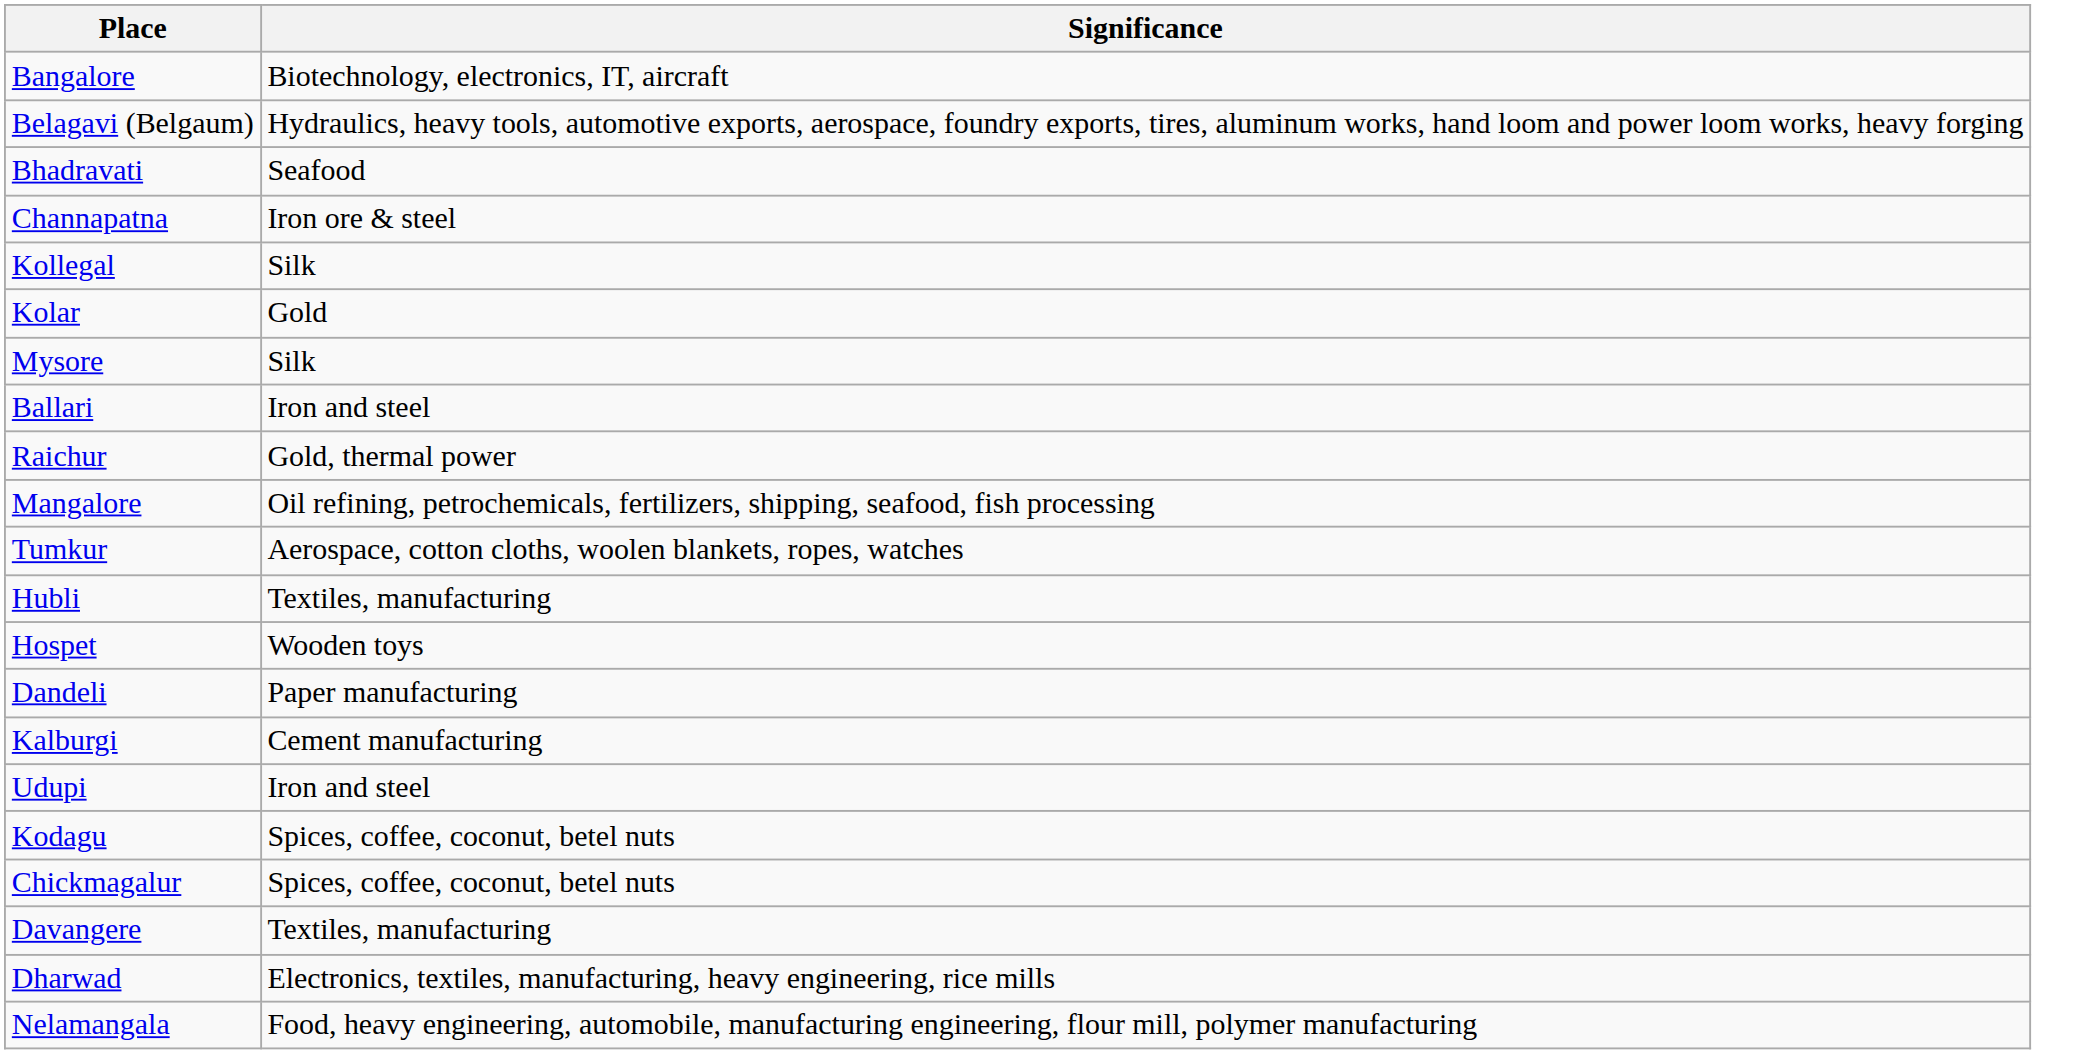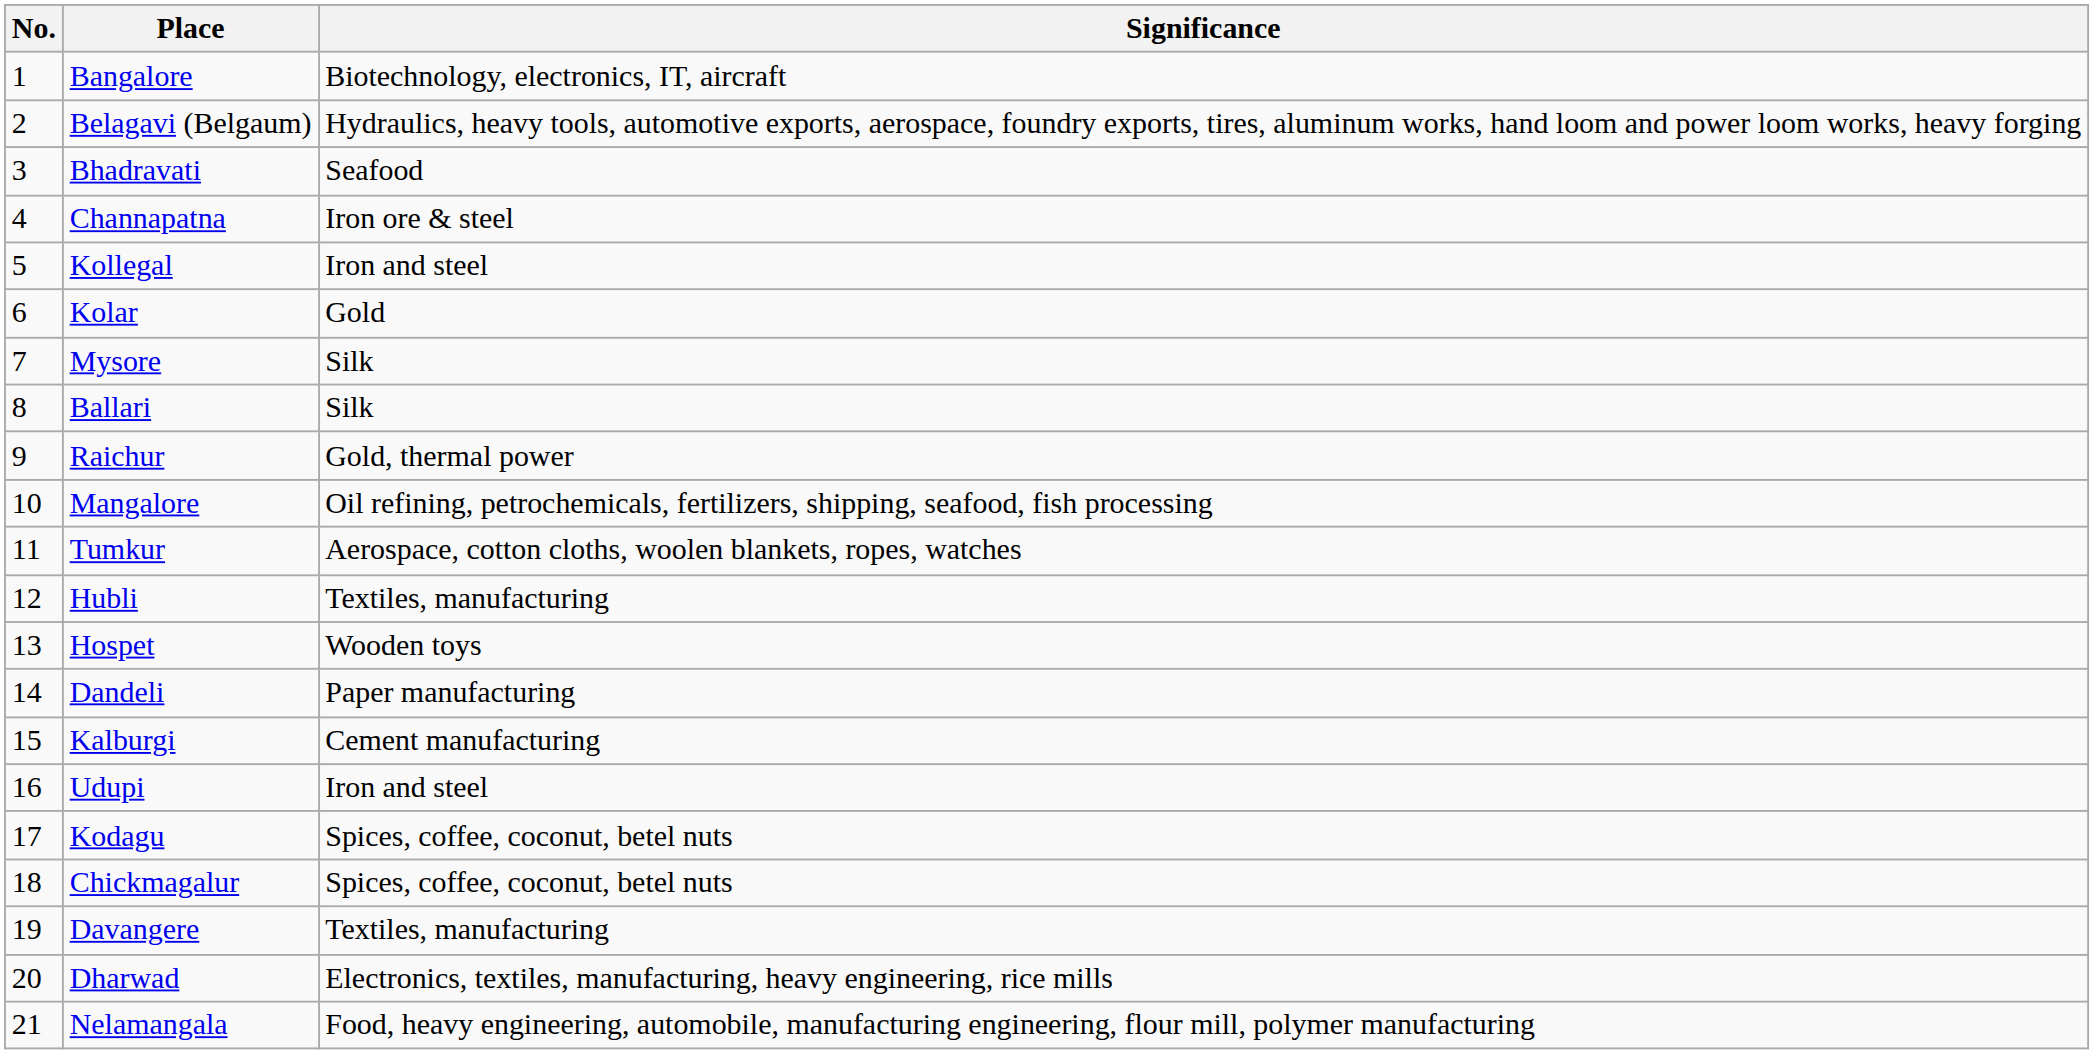+ column: (34, 28)
(292, 265) Silk -> (407, 265) Iron and steel
(349, 407) Iron and steel -> (349, 407) Silk
